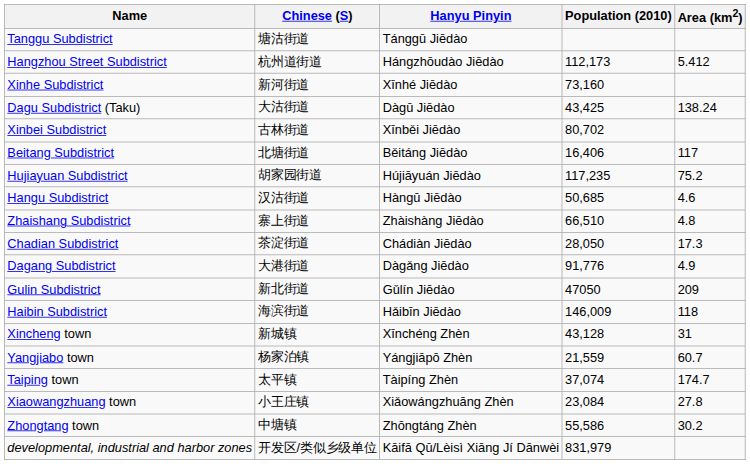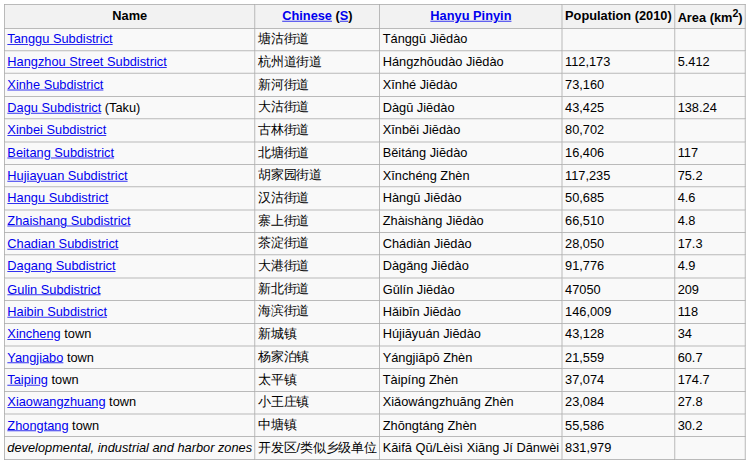(432, 175) Hújiāyuán Jiēdào -> (426, 175) Xīnchéng Zhèn
(426, 334) Xīnchéng Zhèn -> (432, 334) Hújiāyuán Jiēdào
(685, 334) 31 -> (685, 334) 34
